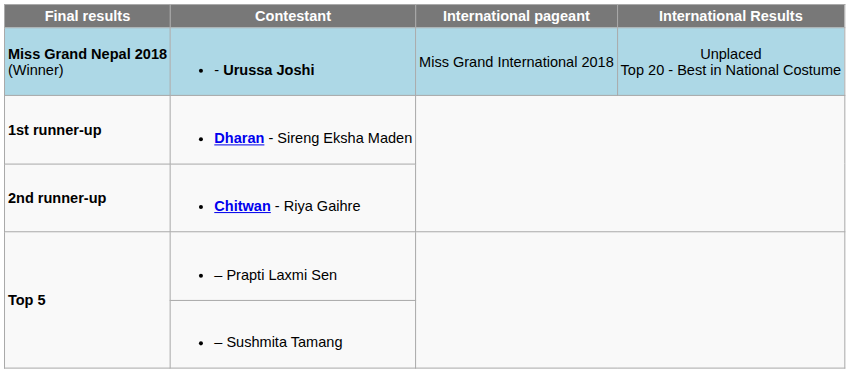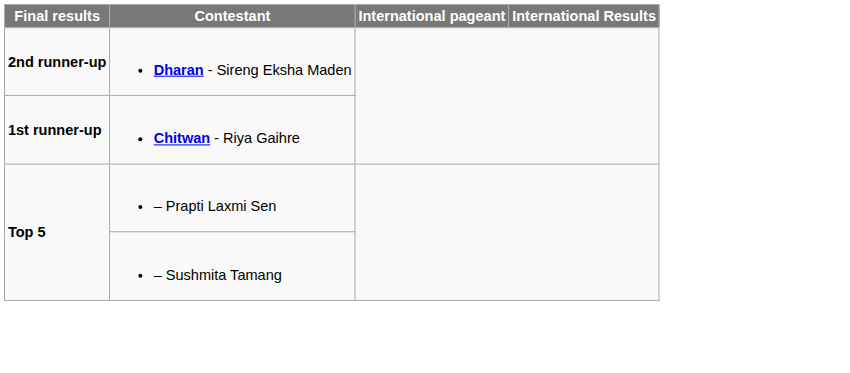- row: (293, 70)
(55, 130) 1st runner-up -> (57, 62) 2nd runner-up
(57, 198) 2nd runner-up -> (55, 130) 1st runner-up
